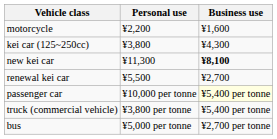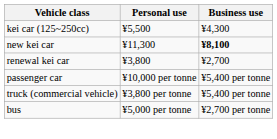- row: (30, 28)
(136, 45) ¥3,800 -> (136, 28) ¥5,500
(136, 77) ¥5,500 -> (136, 61) ¥3,800
(236, 93) lightyellow background -> (236, 77) no background
